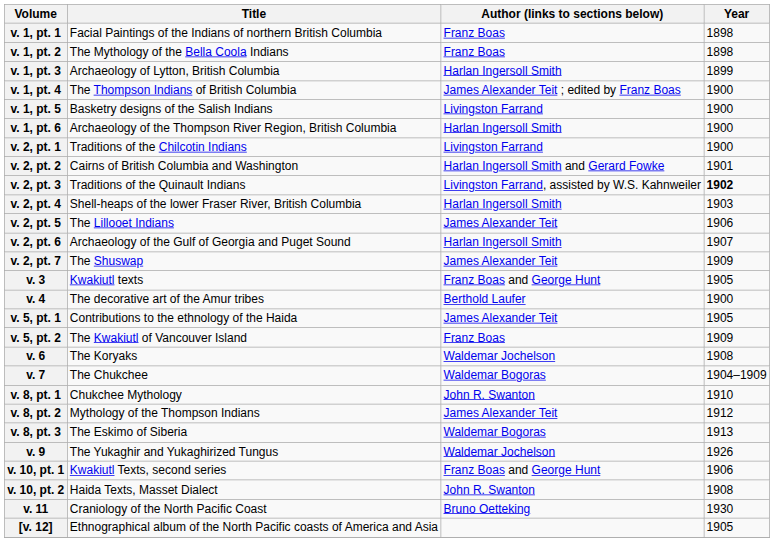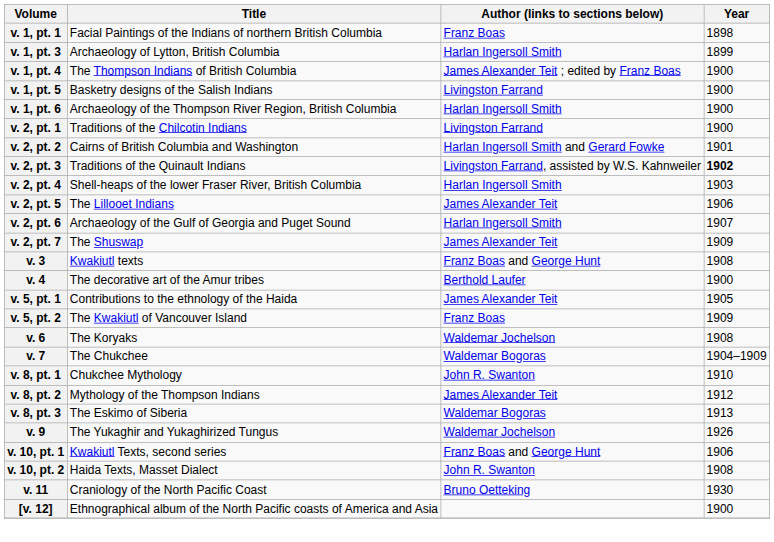- row: (36, 52)
(720, 280) 1905 -> (720, 261) 1908
(720, 527) 1905 -> (720, 508) 1900
